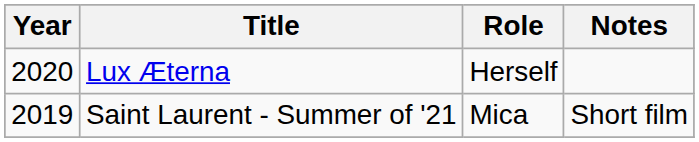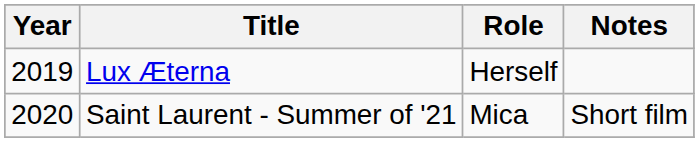(42, 70) 2020 -> (42, 70) 2019
(42, 114) 2019 -> (42, 114) 2020
